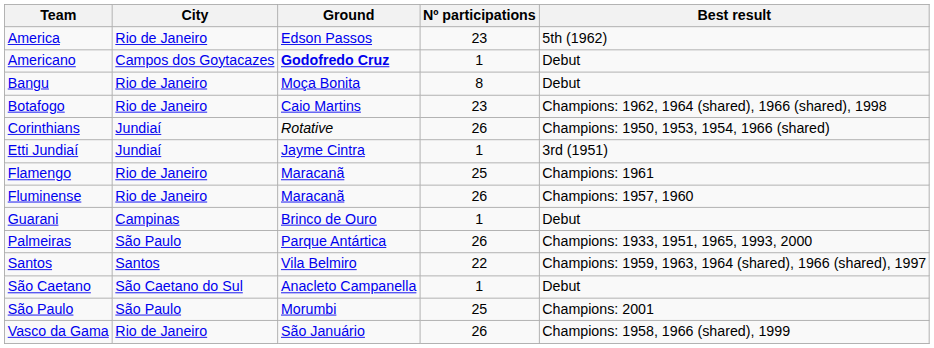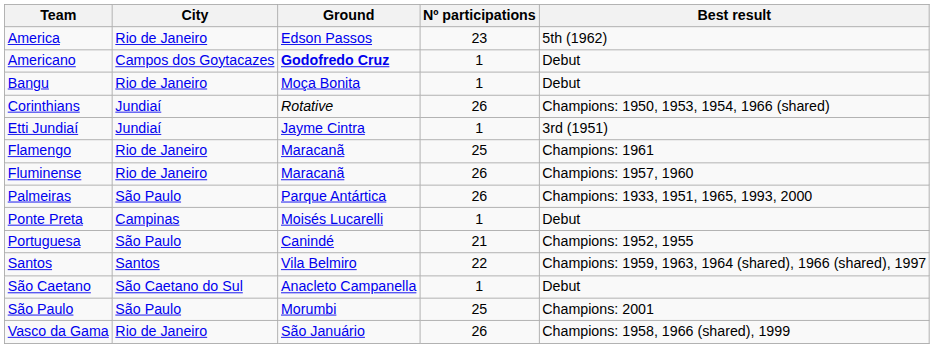(479, 83) 8 -> (479, 83) 1
- row: (36, 106)
- row: (33, 219)
+ row: (45, 219)
+ row: (44, 241)
